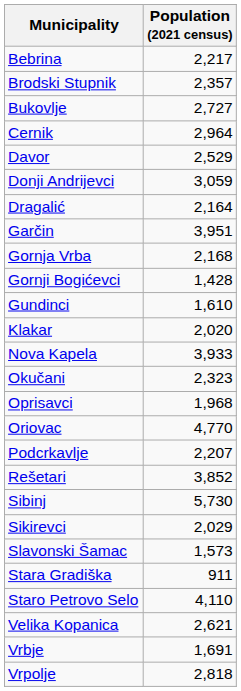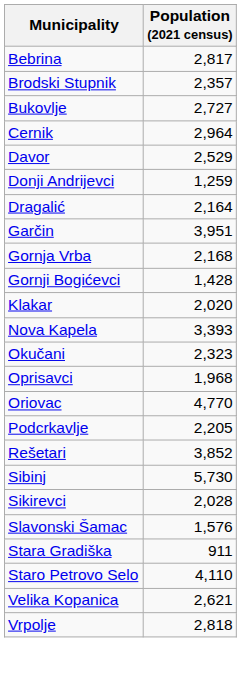(213, 58) 2,217 -> (213, 58) 2,817
(213, 181) 3,059 -> (213, 181) 1,259
- row: (39, 305)
(213, 354) 3,933 -> (213, 329) 3,393
(213, 452) 2,207 -> (213, 428) 2,205
(213, 526) 2,029 -> (213, 501) 2,028
(213, 551) 1,573 -> (213, 526) 1,576
- row: (26, 649)
